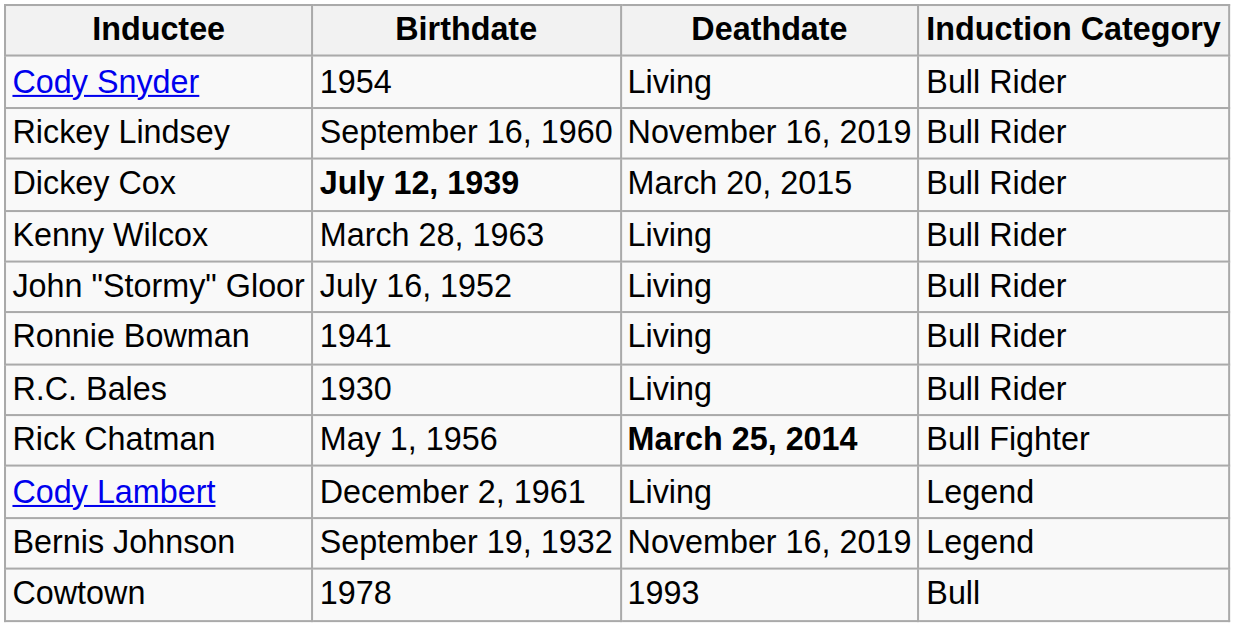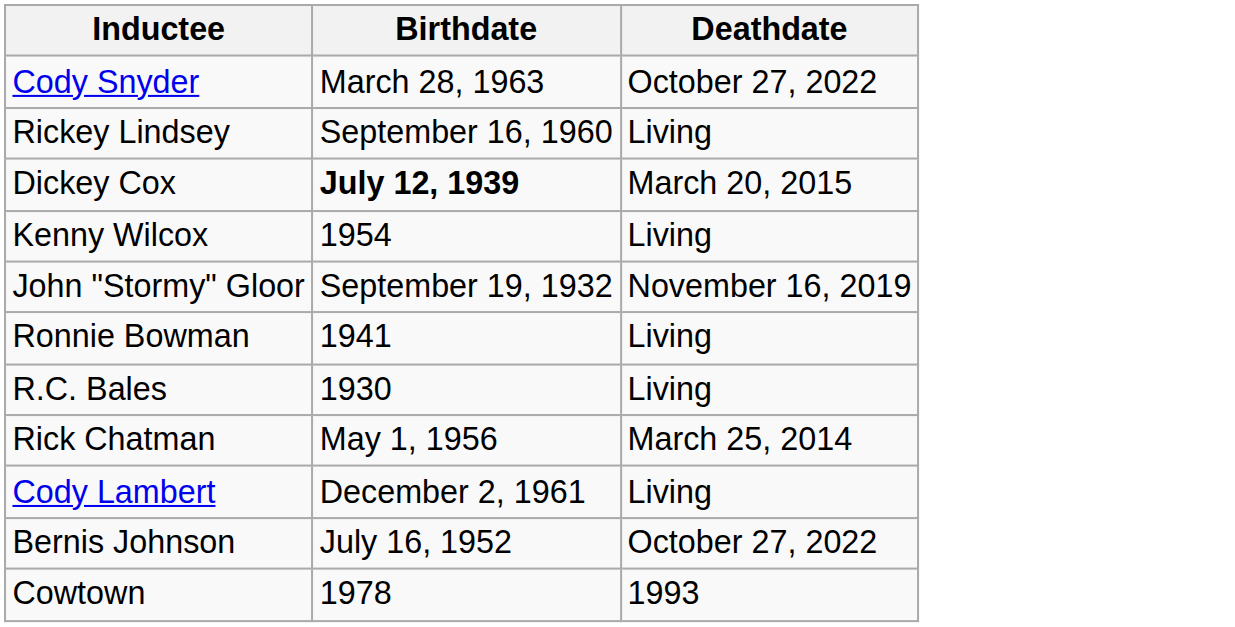- column: (1074, 30)
(356, 81) 1954 -> (432, 81) March 28, 1963
(670, 81) Living -> (752, 81) October 27, 2022
(769, 132) November 16, 2019 -> (670, 132) Living
(432, 235) March 28, 1963 -> (356, 235) 1954
(416, 286) July 16, 1952 -> (466, 286) September 19, 1932
(670, 286) Living -> (769, 286) November 16, 2019
(743, 440) bold -> (740, 440) normal
(466, 542) September 19, 1932 -> (416, 542) July 16, 1952
(769, 542) November 16, 2019 -> (752, 542) October 27, 2022
